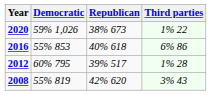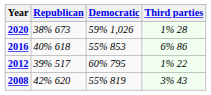columns swapped: (114, 13) <-> (59, 13)
(174, 30) 1% 22 -> (174, 30) 1% 28
(174, 64) 1% 28 -> (174, 64) 1% 22
